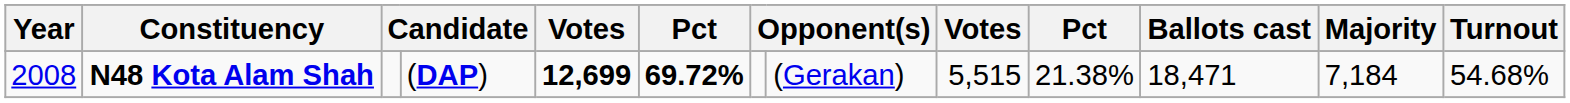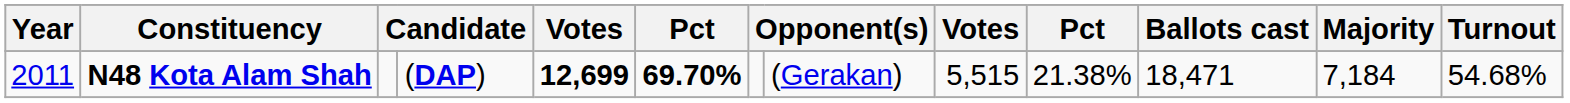(44, 74) 2008 -> (43, 74) 2011
(694, 74) 69.72% -> (692, 74) 69.70%
